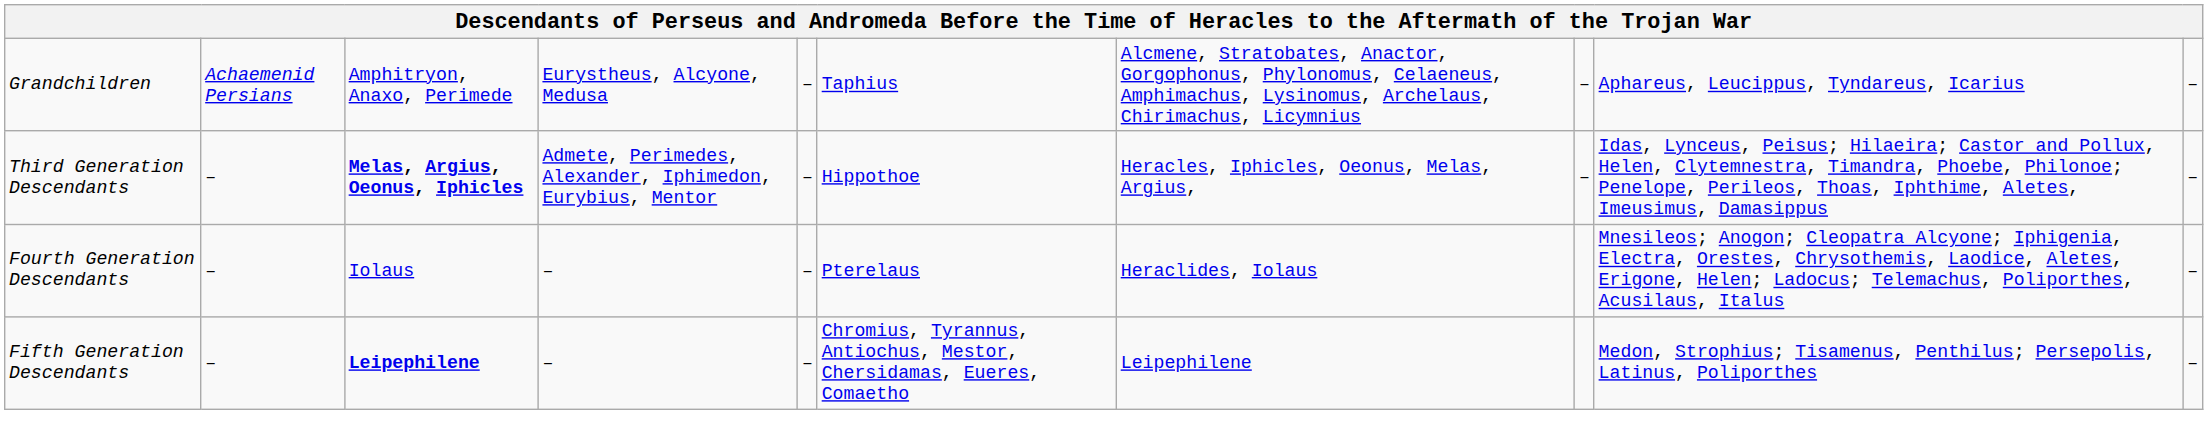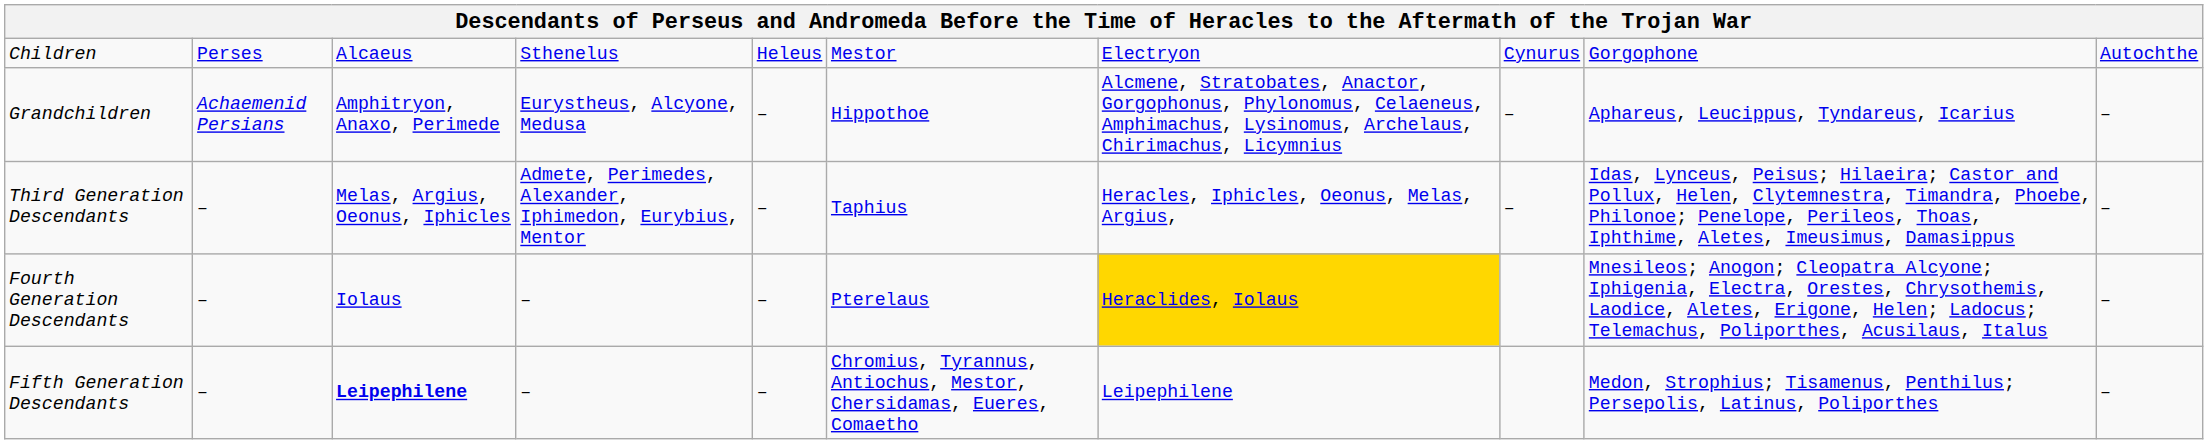+ row: (53, 53)
(860, 85) Taphius -> (880, 115) Hippothoe
(436, 178) bold -> (423, 207) normal
(871, 178) Hippothoe -> (869, 207) Taphius
(1219, 270) no background -> (1200, 300) gold background
